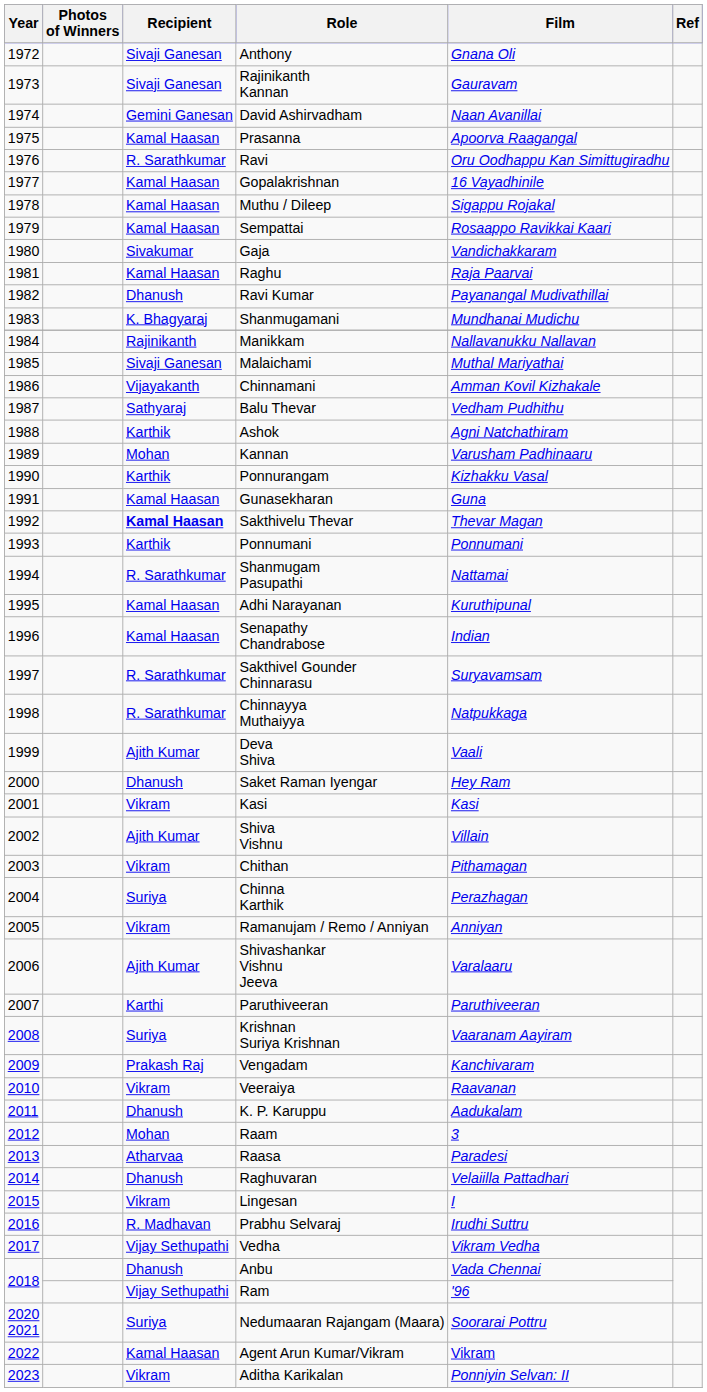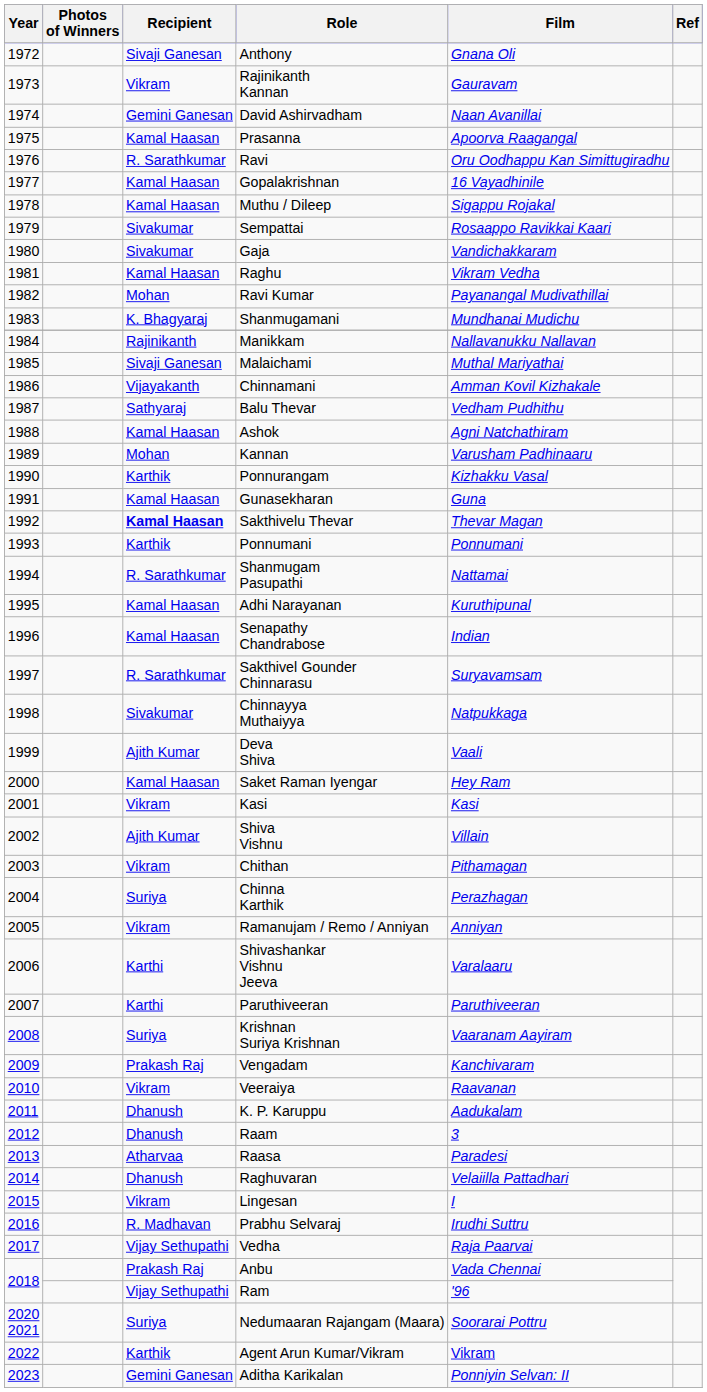(174, 84) Sivaji Ganesan -> (148, 84) Vikram
(173, 228) Kamal Haasan -> (160, 228) Sivakumar
(492, 273) Raja Paarvai -> (495, 273) Vikram Vedha
(154, 296) Dhanush -> (148, 296) Mohan
(148, 431) Karthik -> (173, 431) Kamal Haasan
(176, 713) R. Sarathkumar -> (160, 713) Sivakumar
(154, 782) Dhanush -> (173, 782) Kamal Haasan
(163, 966) Ajith Kumar -> (145, 966) Karthi
(148, 1133) Mohan -> (154, 1133) Dhanush
(495, 1246) Vikram Vedha -> (492, 1246) Raja Paarvai
(154, 1269) Dhanush -> (165, 1269) Prakash Raj
(173, 1353) Kamal Haasan -> (148, 1353) Karthik
(148, 1375) Vikram -> (179, 1375) Gemini Ganesan
